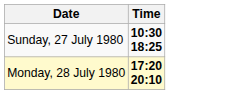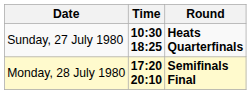+ column: (205, 14)
